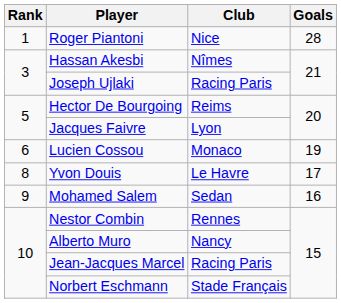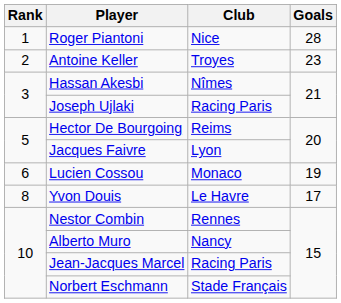+ row: (93, 60)
- row: (103, 196)
